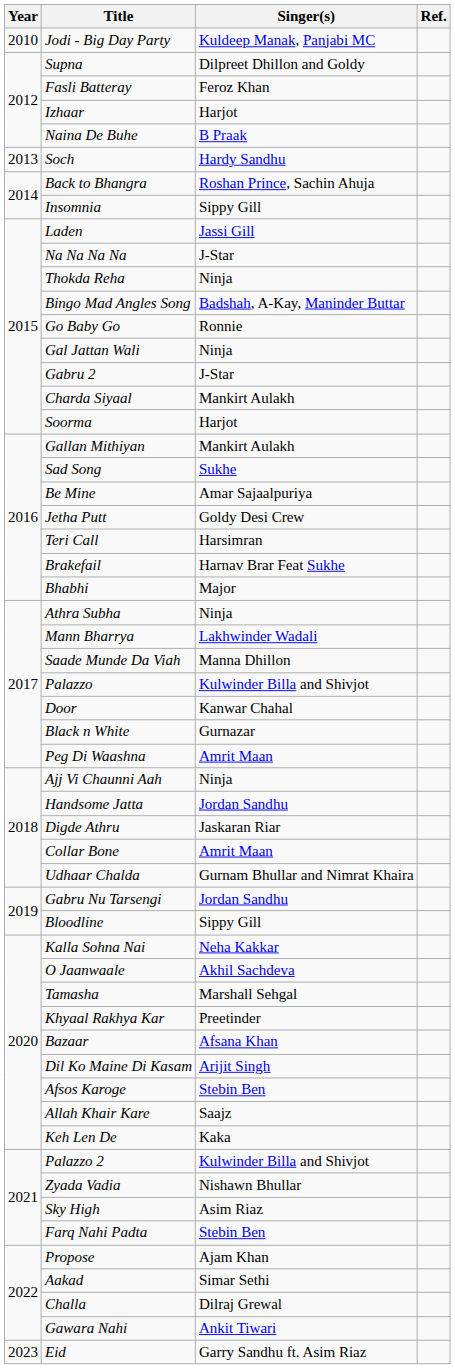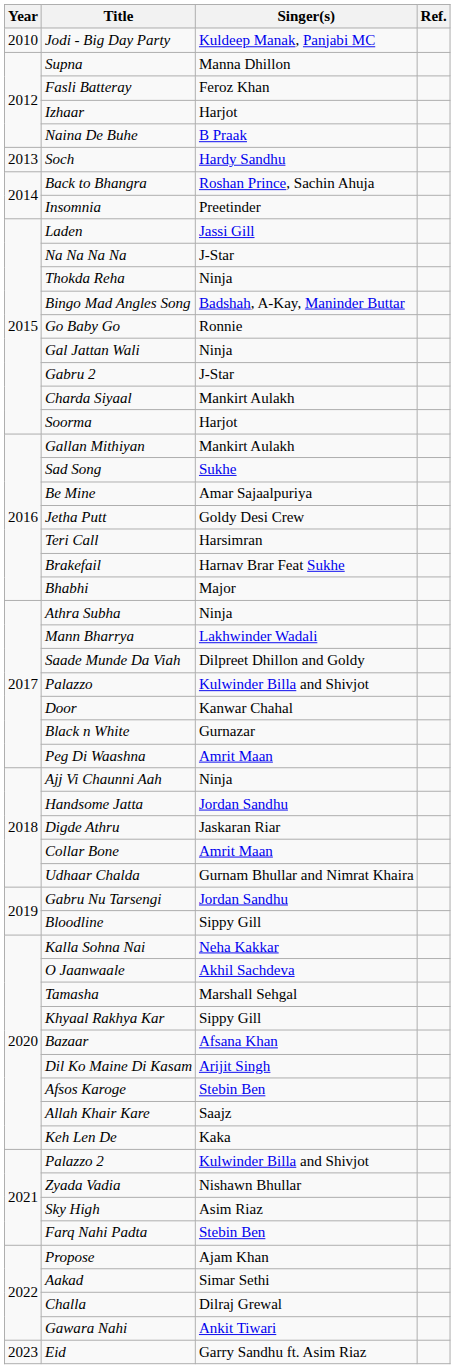(282, 64) Dilpreet Dhillon and Goldy -> (245, 64) Manna Dhillon
(230, 207) Sippy Gill -> (230, 207) Preetinder
(245, 660) Manna Dhillon -> (282, 660) Dilpreet Dhillon and Goldy
(230, 1018) Preetinder -> (230, 1018) Sippy Gill
